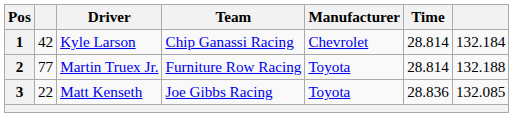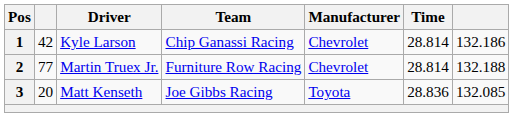(481, 42) 132.184 -> (481, 42) 132.186
(329, 67) Toyota -> (338, 67) Chevrolet
(45, 92) 22 -> (45, 92) 20
